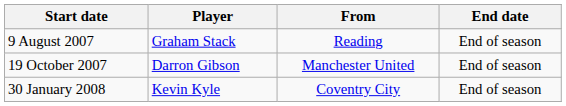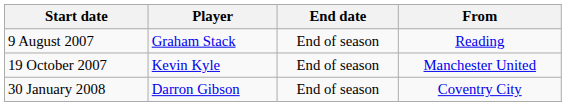columns swapped: (358, 16) <-> (500, 16)
(196, 65) Darron Gibson -> (186, 65) Kevin Kyle
(186, 89) Kevin Kyle -> (196, 89) Darron Gibson
